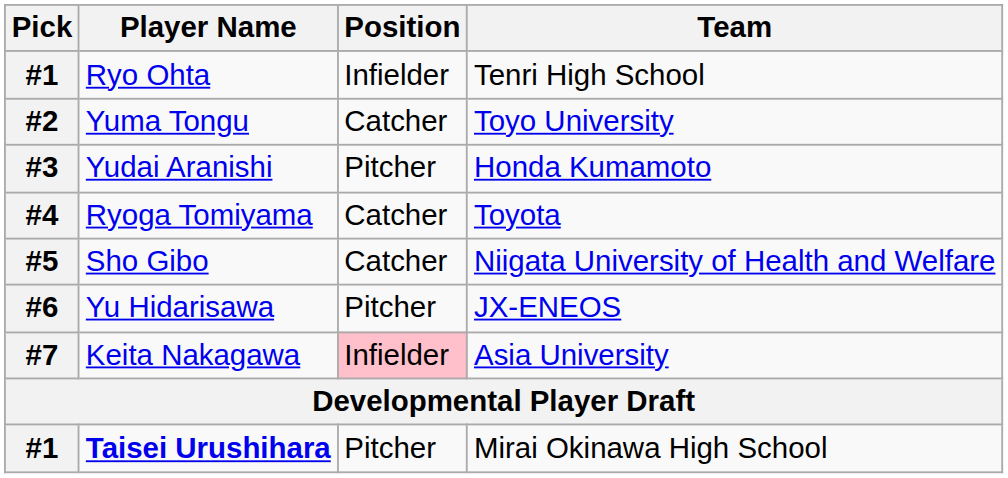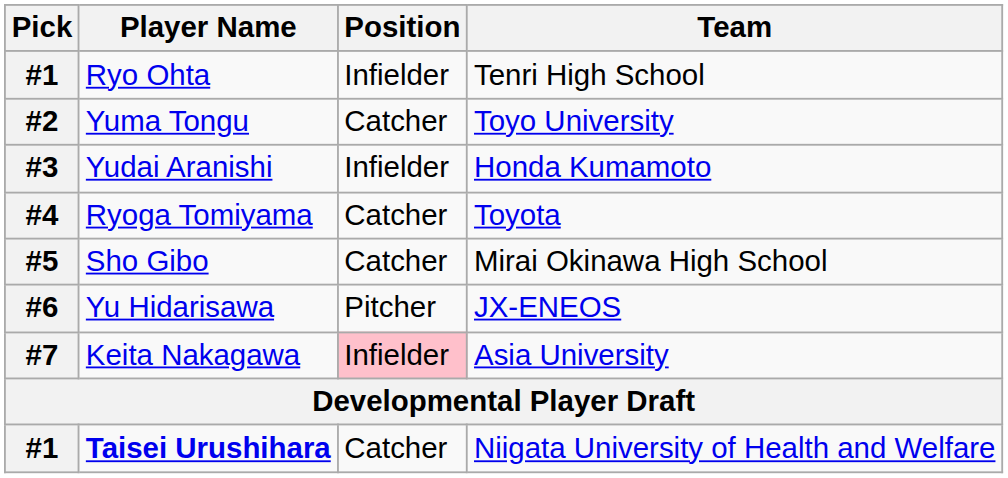(390, 167) Pitcher -> (397, 167) Infielder
(735, 261) Niigata University of Health and Welfare -> (651, 261) Mirai Okinawa High School
(390, 448) Pitcher -> (396, 448) Catcher
(651, 448) Mirai Okinawa High School -> (735, 448) Niigata University of Health and Welfare
